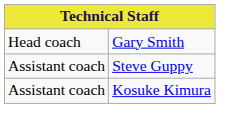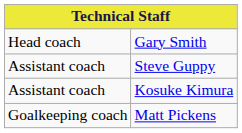+ row: (175, 115)
